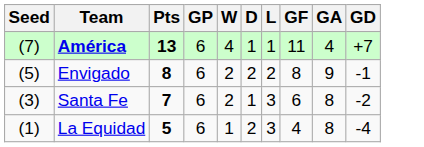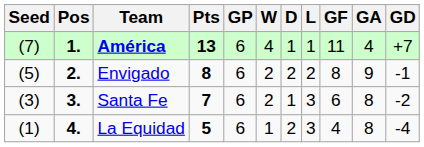+ column: (74, 18)
